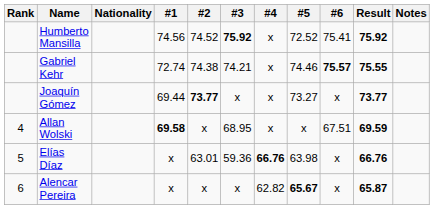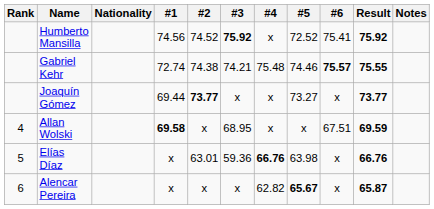(271, 67) x -> (271, 67) 75.48
